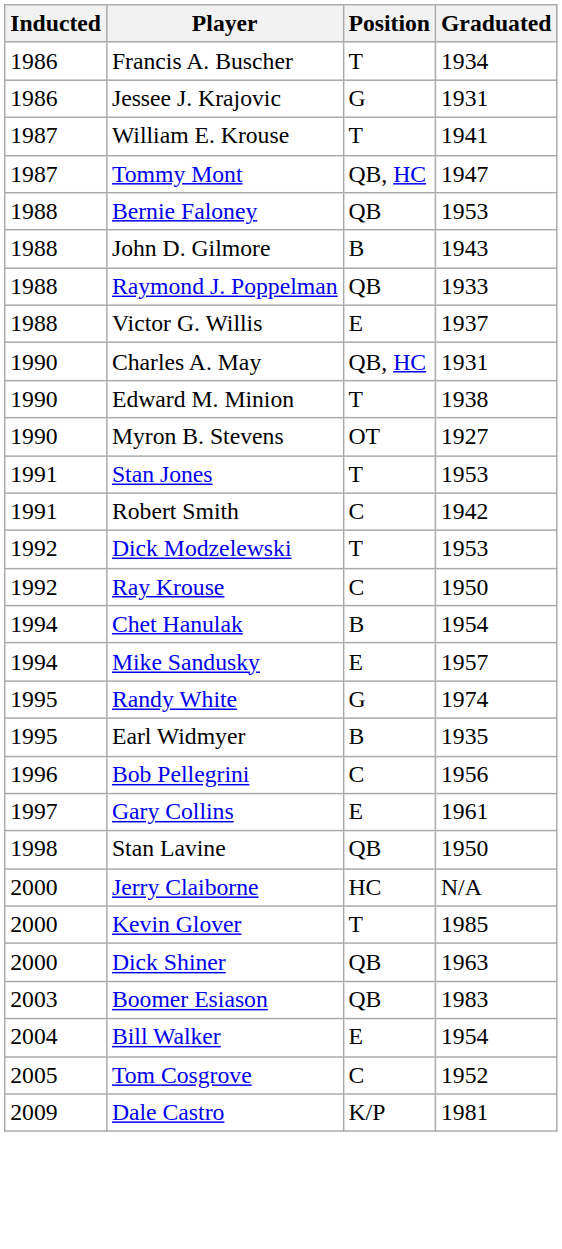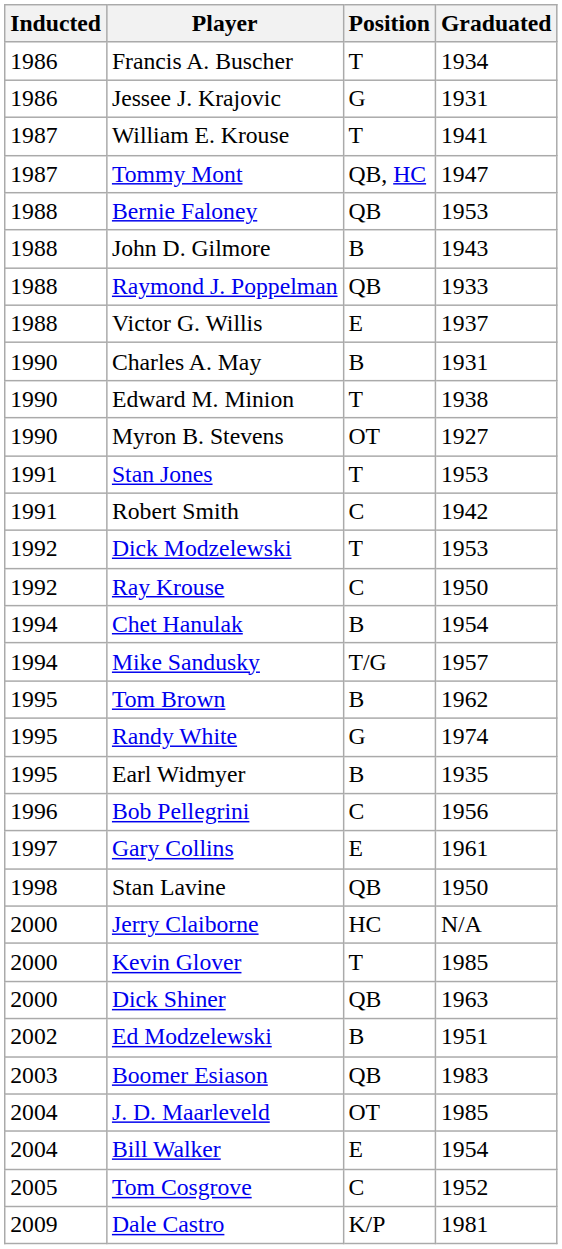(387, 361) QB, HC -> (356, 361) B
(356, 661) E -> (368, 661) T/G
+ row: (169, 699)
+ row: (192, 1037)
+ row: (191, 1112)
